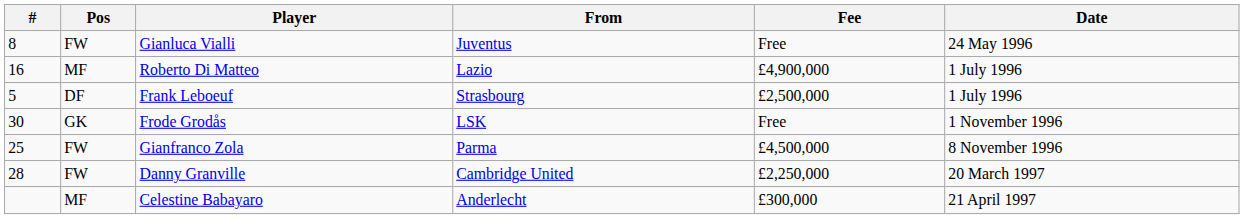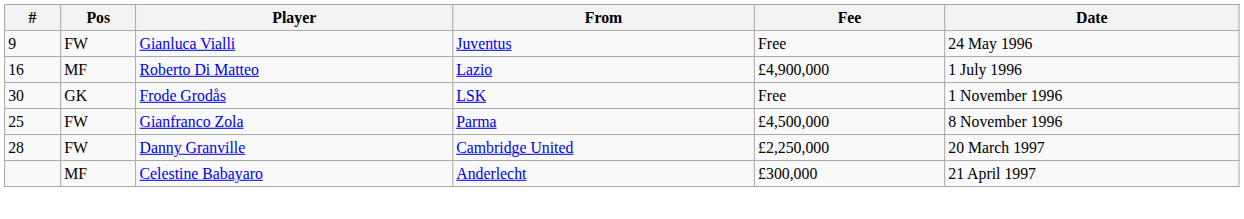(12, 43) 8 -> (12, 43) 9
- row: (186, 95)
